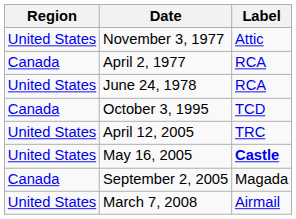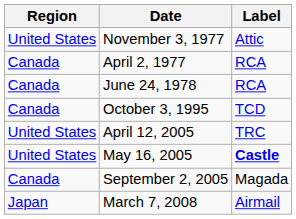(52, 86) United States -> (34, 86) Canada
(52, 202) United States -> (28, 202) Japan
